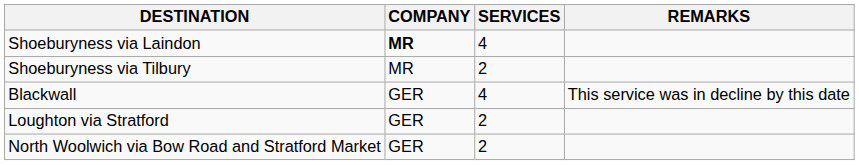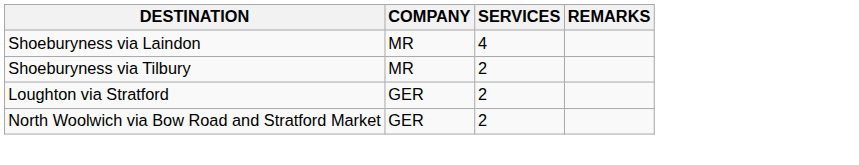(401, 43) bold -> (401, 43) normal
- row: (42, 95)
